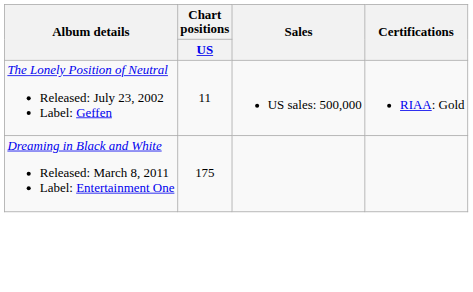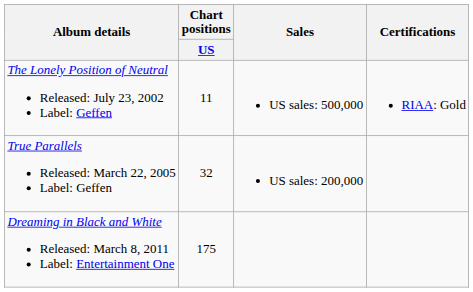+ row: (92, 167)
